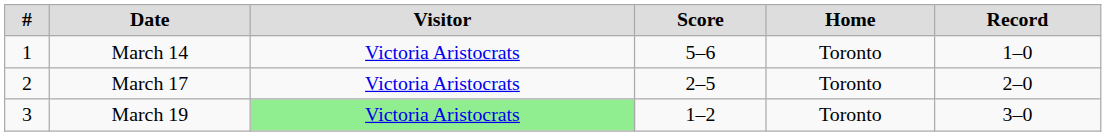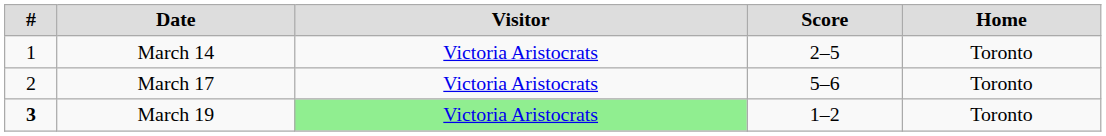- column: (1017, 20)
(700, 51) 5–6 -> (825, 51) 2–5
(700, 83) 2–5 -> (825, 83) 5–6
(27, 114) normal -> (31, 114) bold
